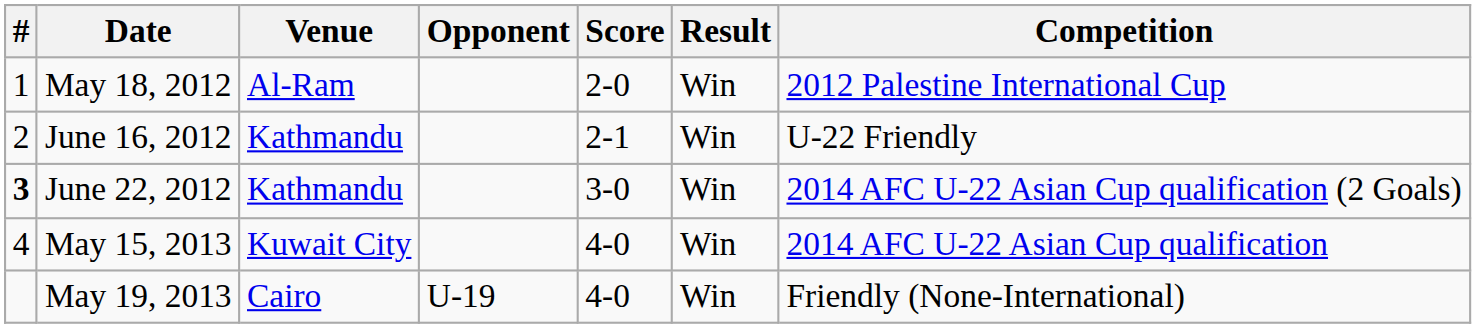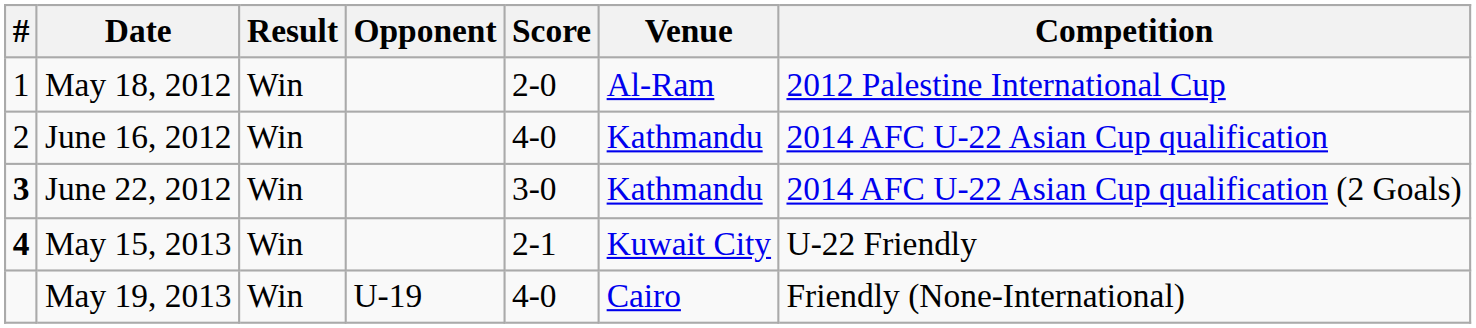columns swapped: (329, 31) <-> (726, 31)
(608, 137) 2-1 -> (534, 137) 4-0
(882, 137) U-22 Friendly -> (1057, 137) 2014 AFC U-22 Asian Cup qualification
(21, 243) normal -> (21, 243) bold
(608, 243) 4-0 -> (534, 243) 2-1
(1057, 243) 2014 AFC U-22 Asian Cup qualification -> (882, 243) U-22 Friendly
